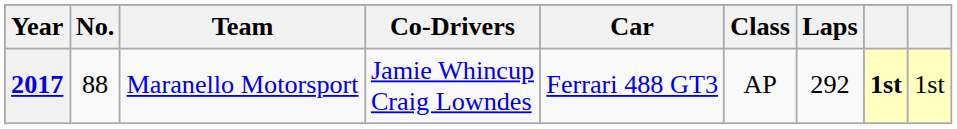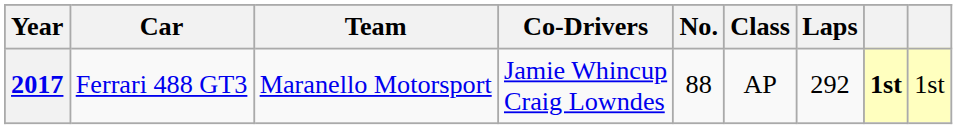columns swapped: (95, 26) <-> (632, 26)
